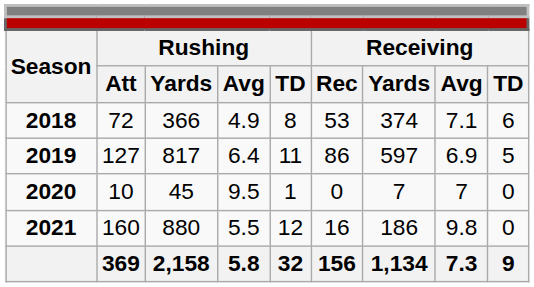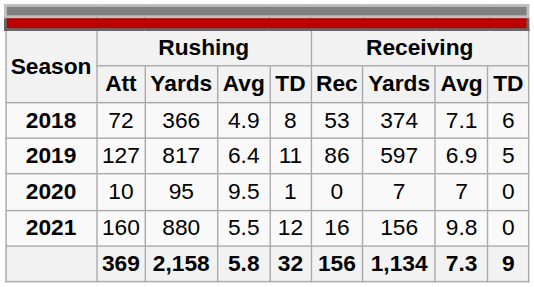(181, 191) 45 -> (181, 191) 95
(399, 227) 186 -> (399, 227) 156
